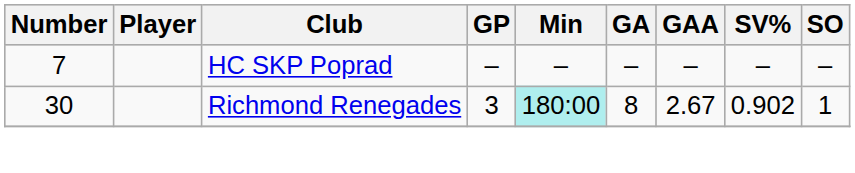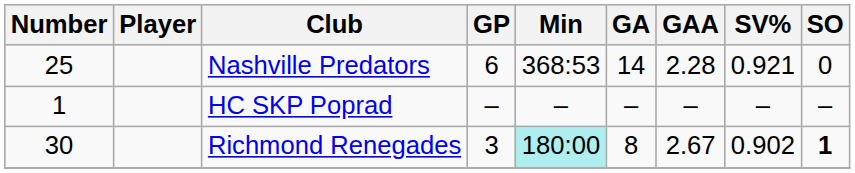+ row: (319, 65)
(59, 65) 7 -> (59, 106) 1
(825, 106) normal -> (825, 146) bold
